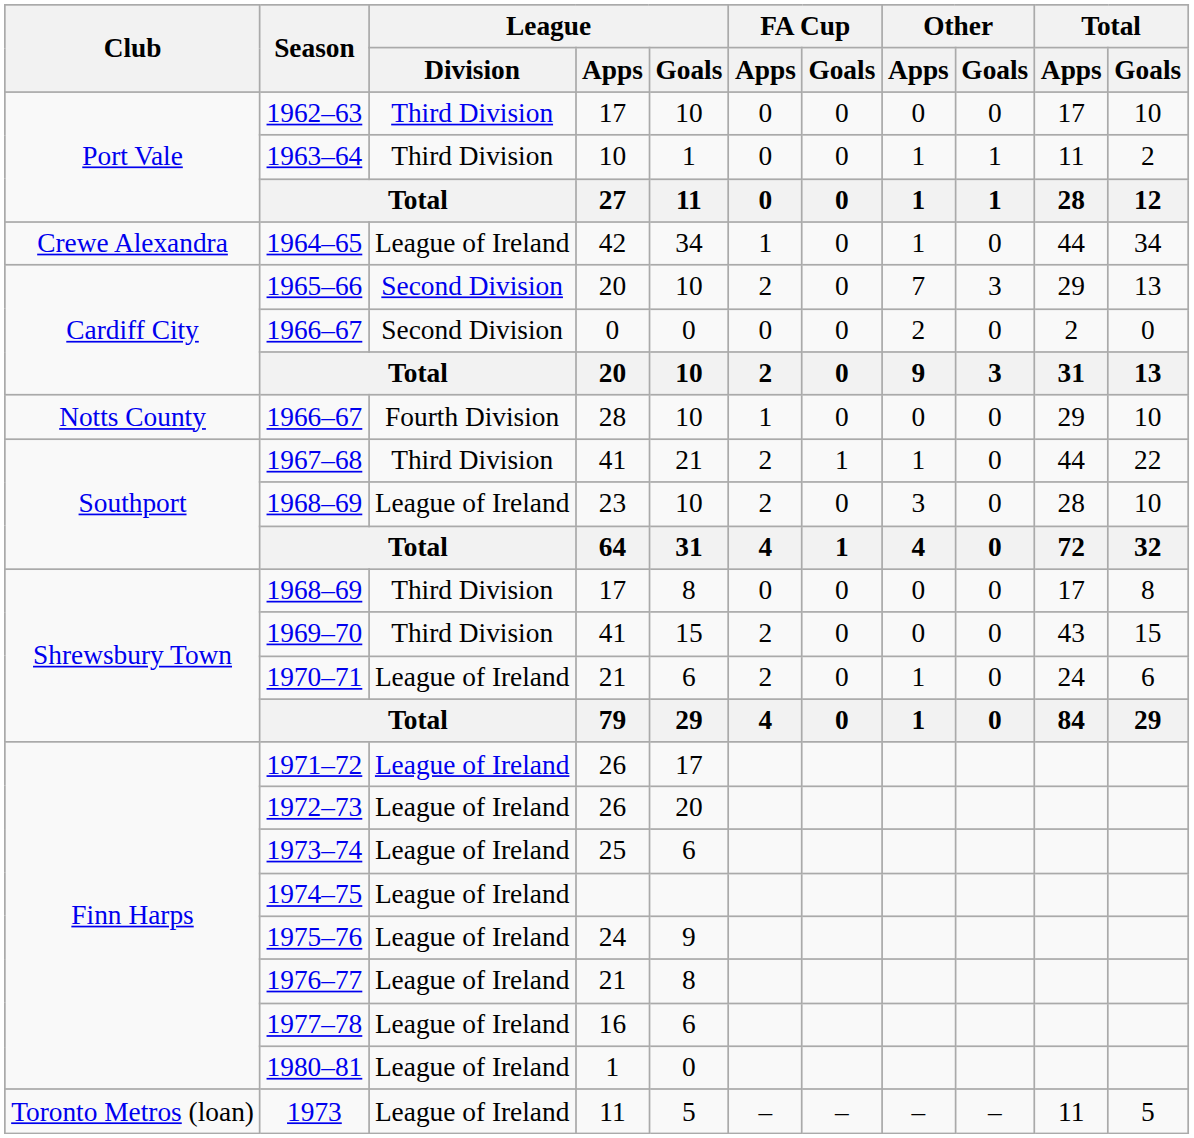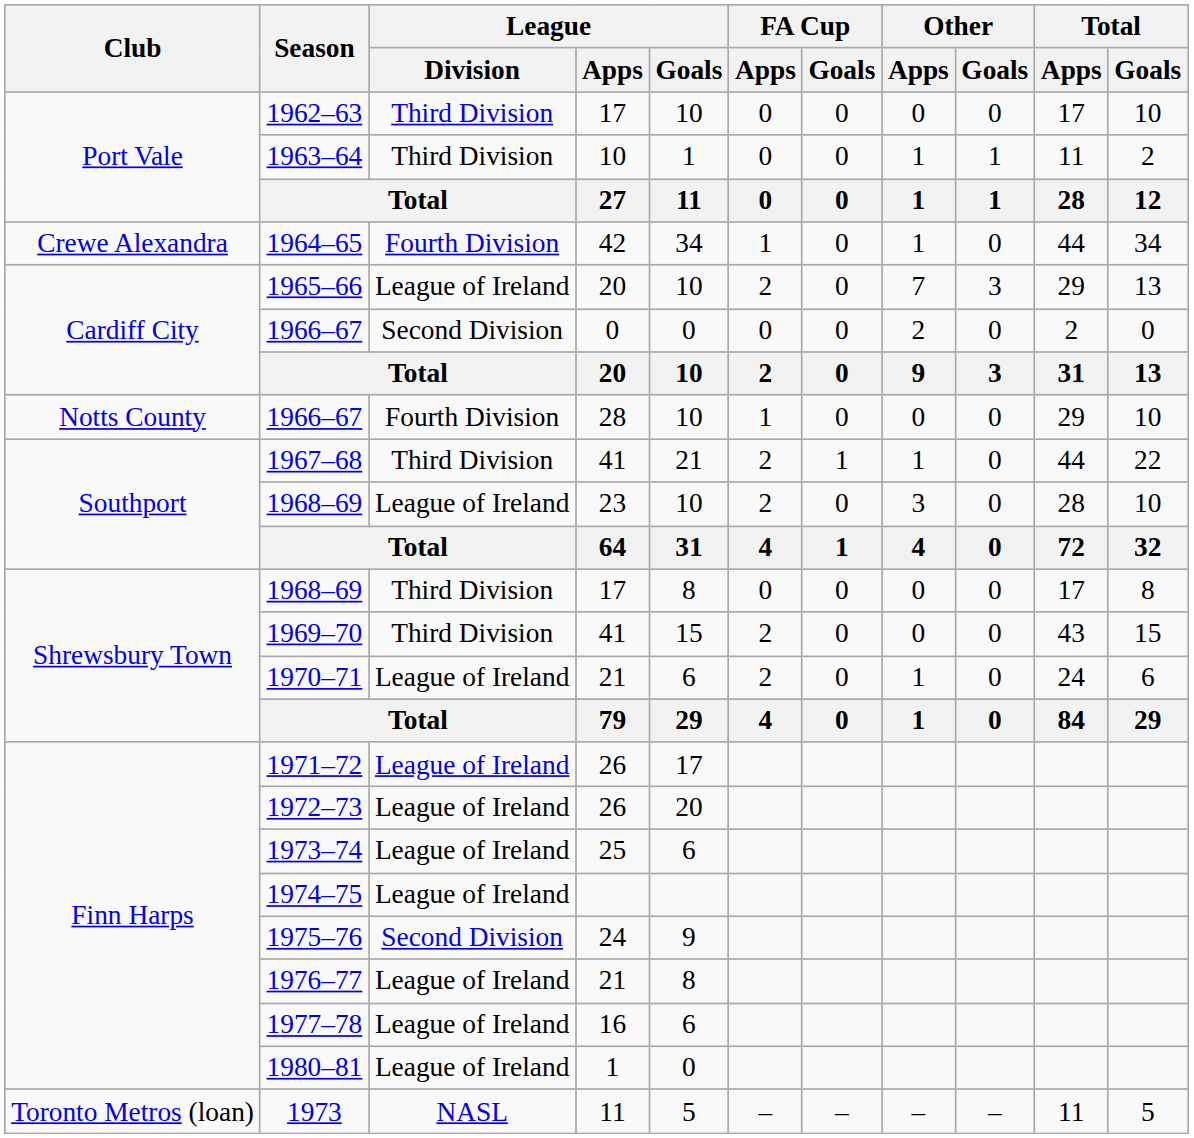(472, 243) League of Ireland -> (472, 243) Fourth Division
(472, 286) Second Division -> (472, 286) League of Ireland
(472, 937) League of Ireland -> (472, 937) Second Division
(472, 1110) League of Ireland -> (472, 1110) NASL
